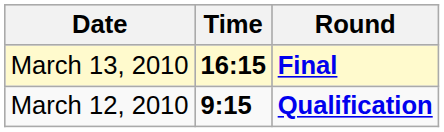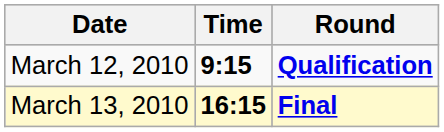rows swapped: (100, 106) <-> (100, 65)
